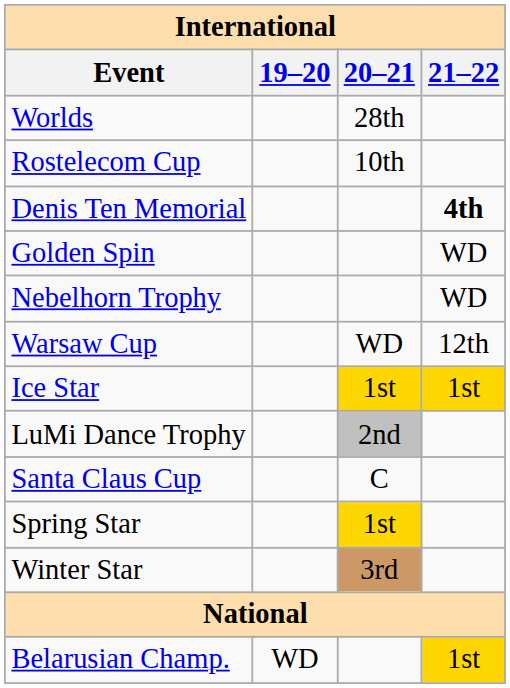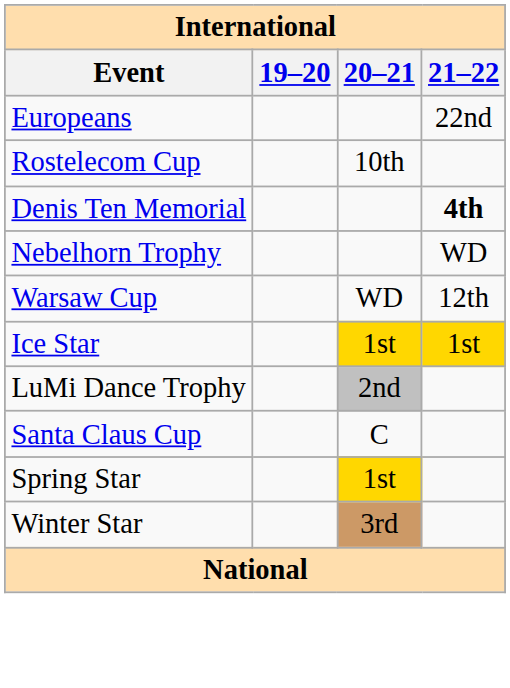- row: (52, 117)
+ row: (72, 117)
- row: (83, 252)
- row: (121, 659)
